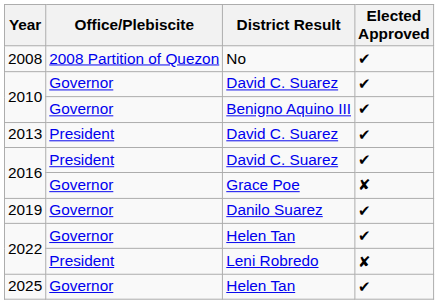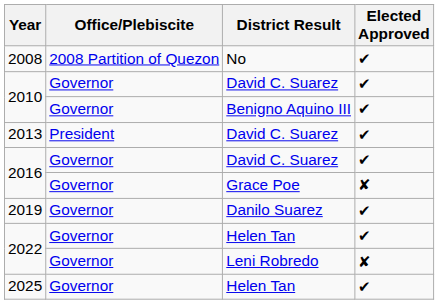(82, 160) President -> (81, 160) Governor
(82, 261) President -> (81, 261) Governor
